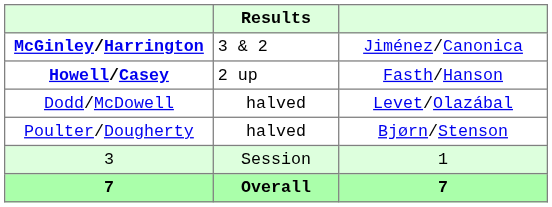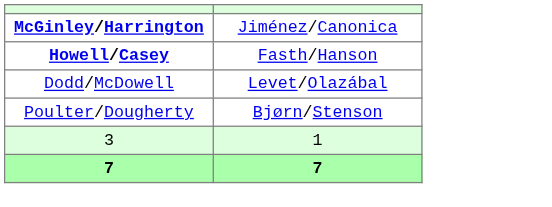- column: (276, 19)
